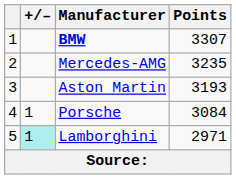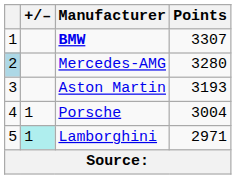(13, 65) no background -> (13, 65) lightblue background
(209, 65) 3235 -> (209, 65) 3280
(209, 114) 3084 -> (209, 114) 3004
